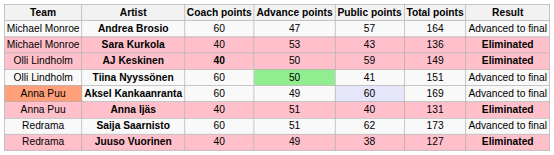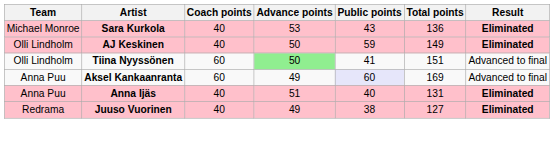- row: (133, 28)
(219, 61) bold -> (219, 45) normal
(43, 93) lightsalmon background -> (43, 77) no background
- row: (133, 126)
